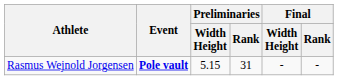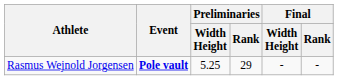(210, 65) 5.15 -> (210, 65) 5.25
(246, 65) 31 -> (246, 65) 29
